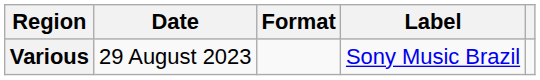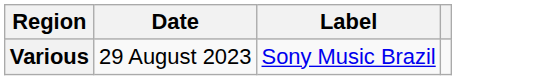- column: (299, 21)
